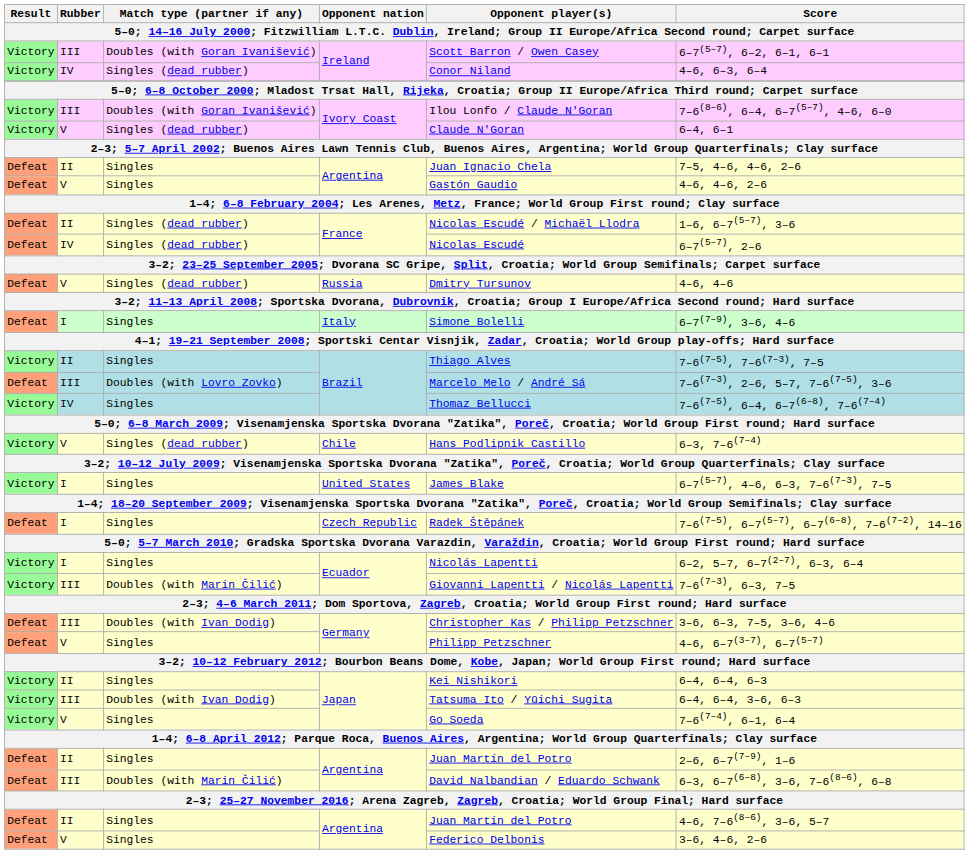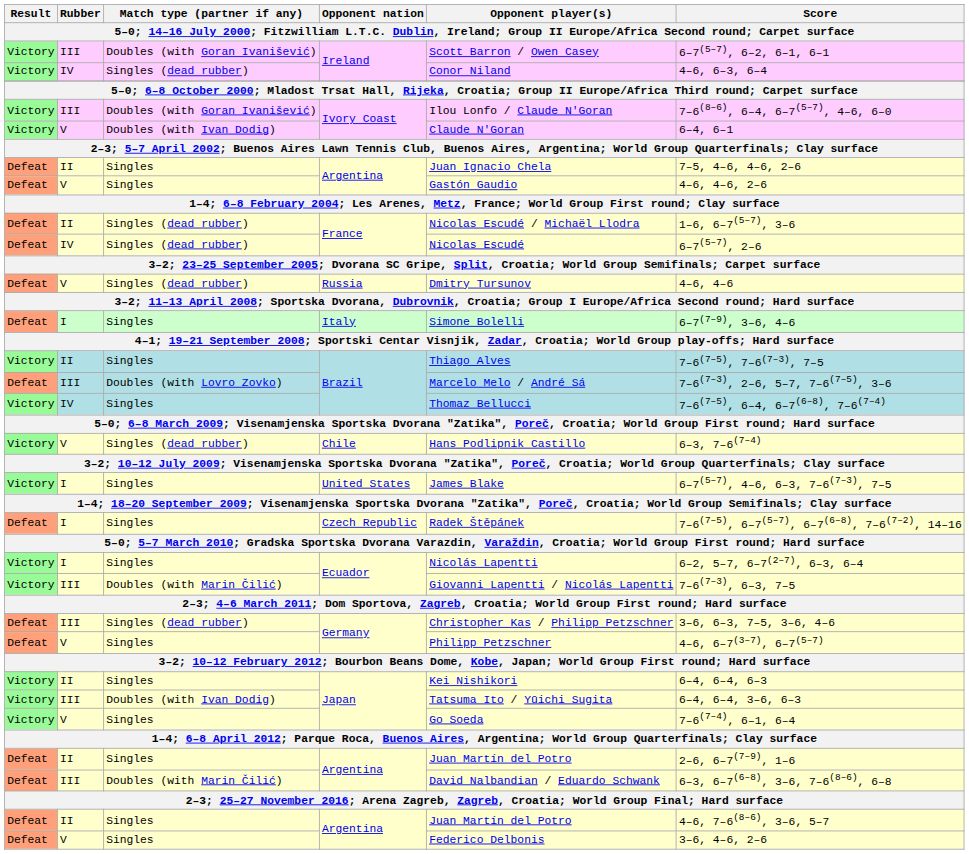(177, 130) Singles (dead rubber) -> (191, 130) Doubles (with Ivan Dodig)
(191, 623) Doubles (with Ivan Dodig) -> (177, 623) Singles (dead rubber)
